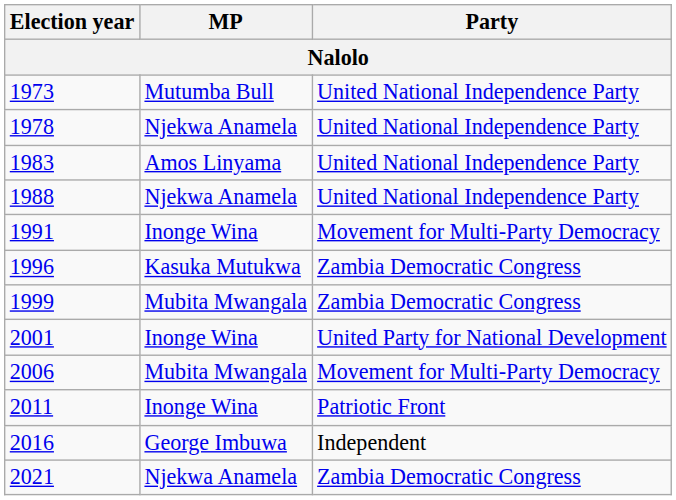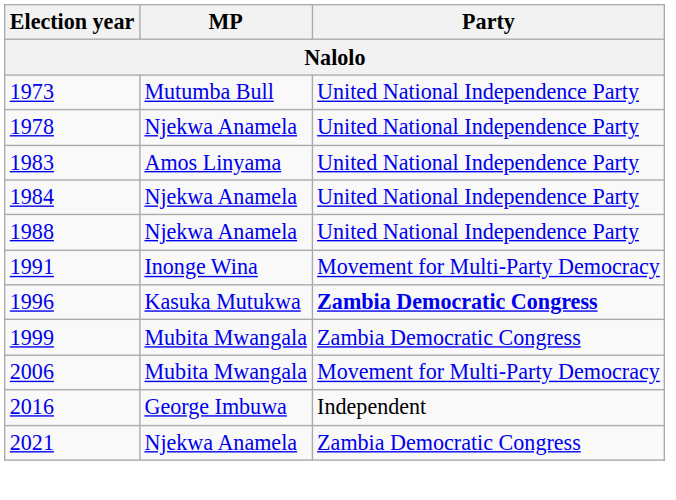+ row: (32, 197)
(449, 267) normal -> (457, 302) bold
- row: (32, 337)
- row: (31, 407)
